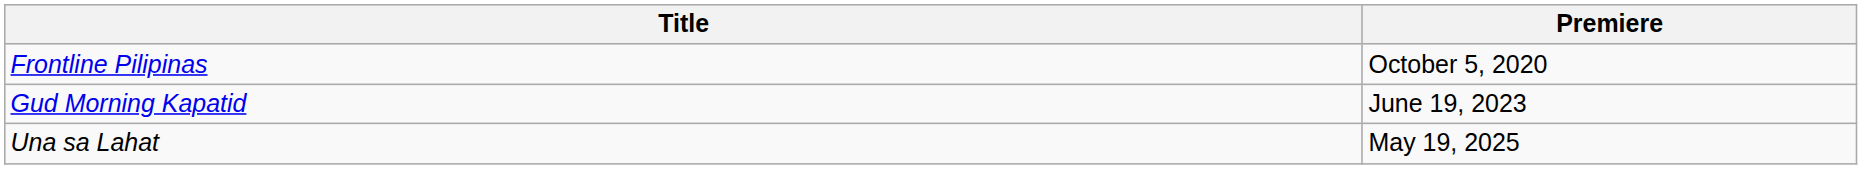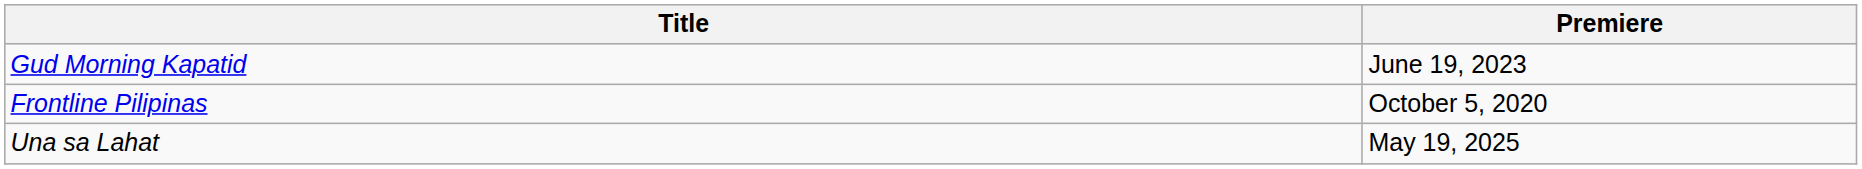rows swapped: (109, 63) <-> (128, 103)
